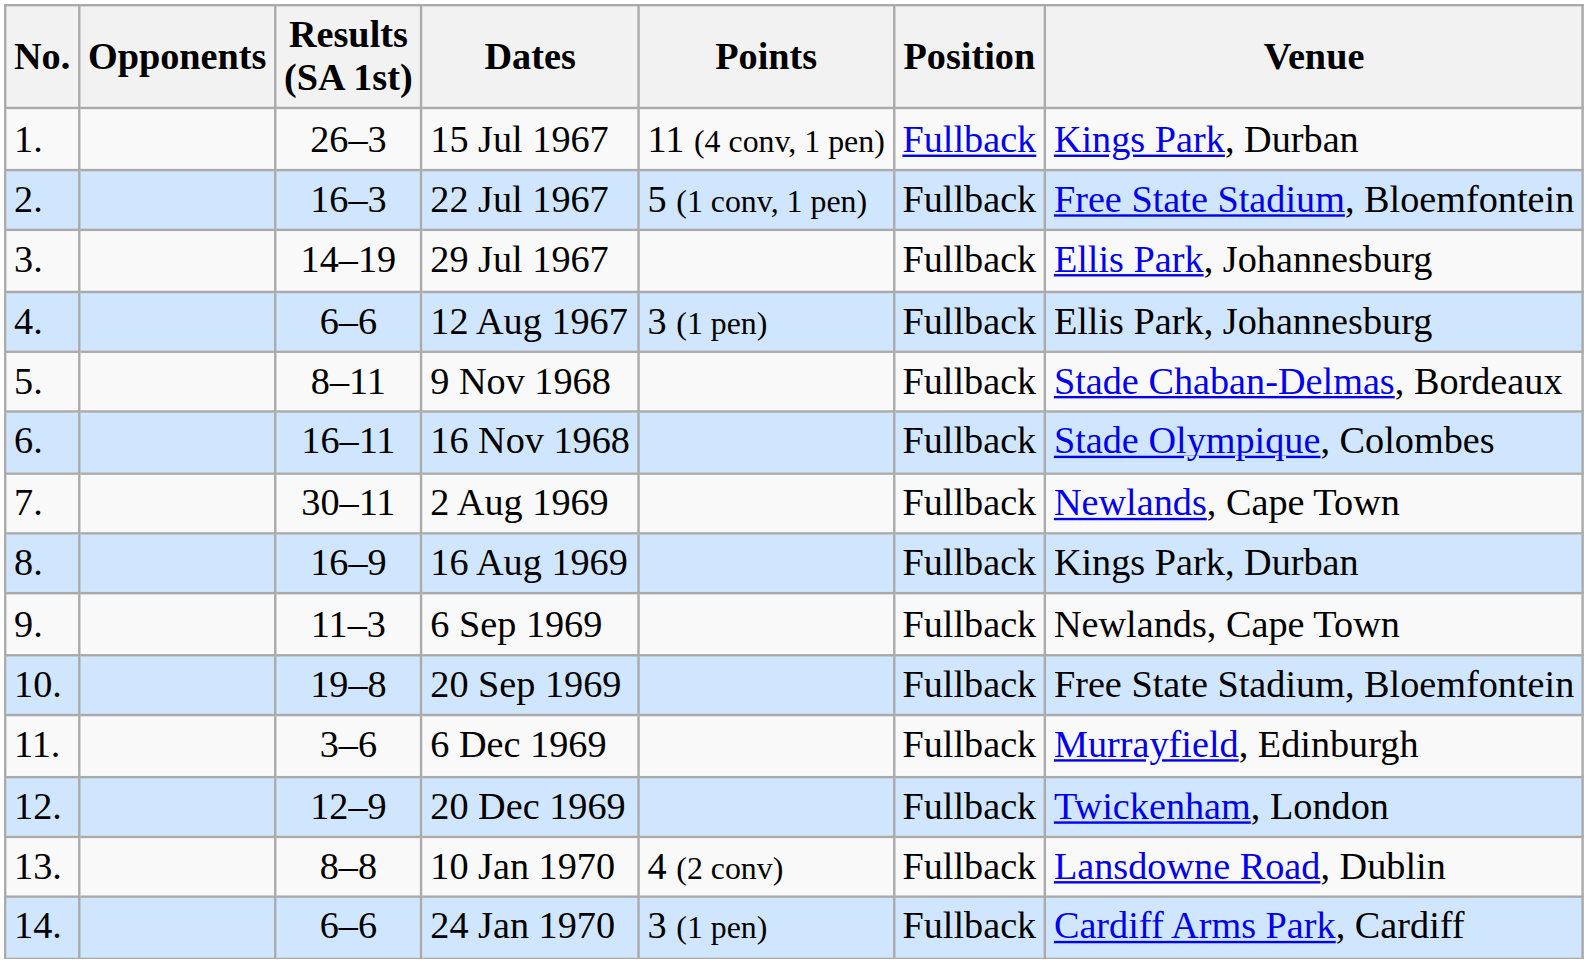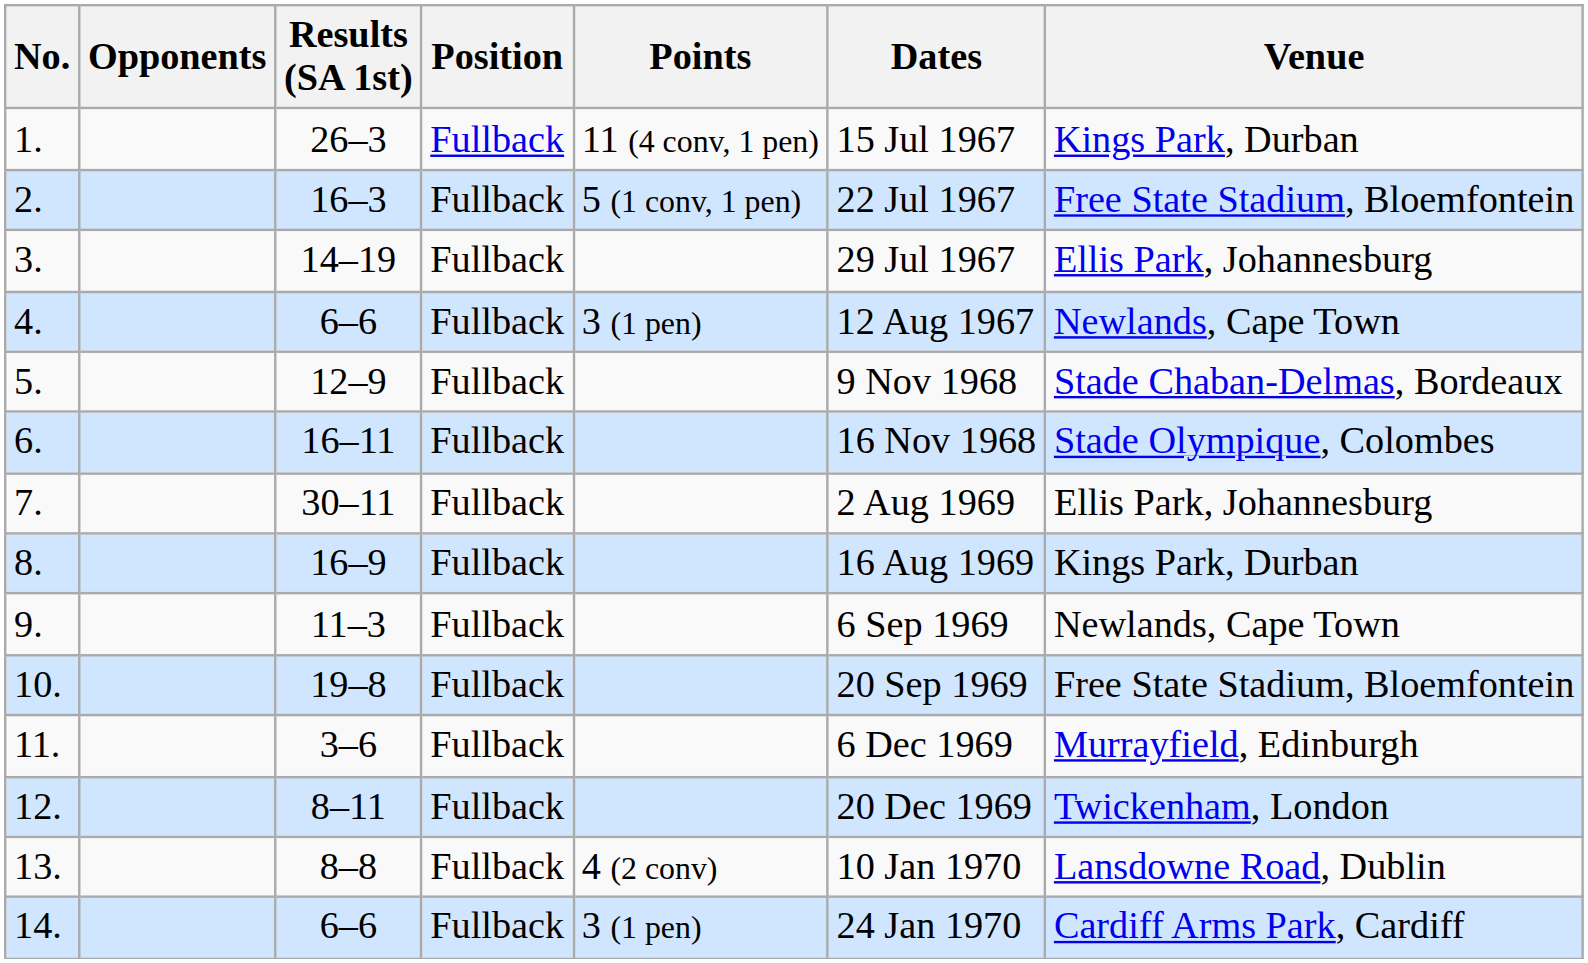columns swapped: (969, 56) <-> (530, 56)
(1243, 320) Ellis Park, Johannesburg -> (1227, 320) Newlands, Cape Town
(348, 381) 8–11 -> (348, 381) 12–9
(1227, 502) Newlands, Cape Town -> (1243, 502) Ellis Park, Johannesburg
(348, 805) 12–9 -> (348, 805) 8–11
